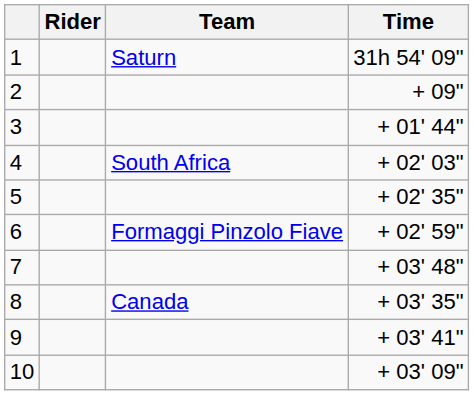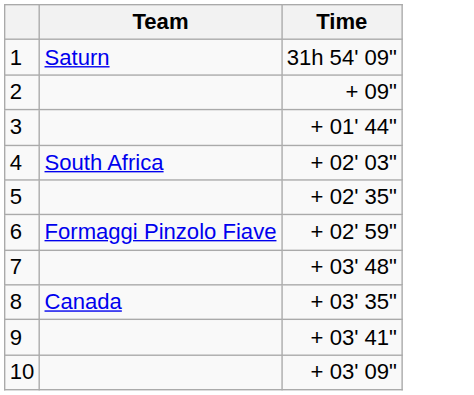- column: (73, 22)
